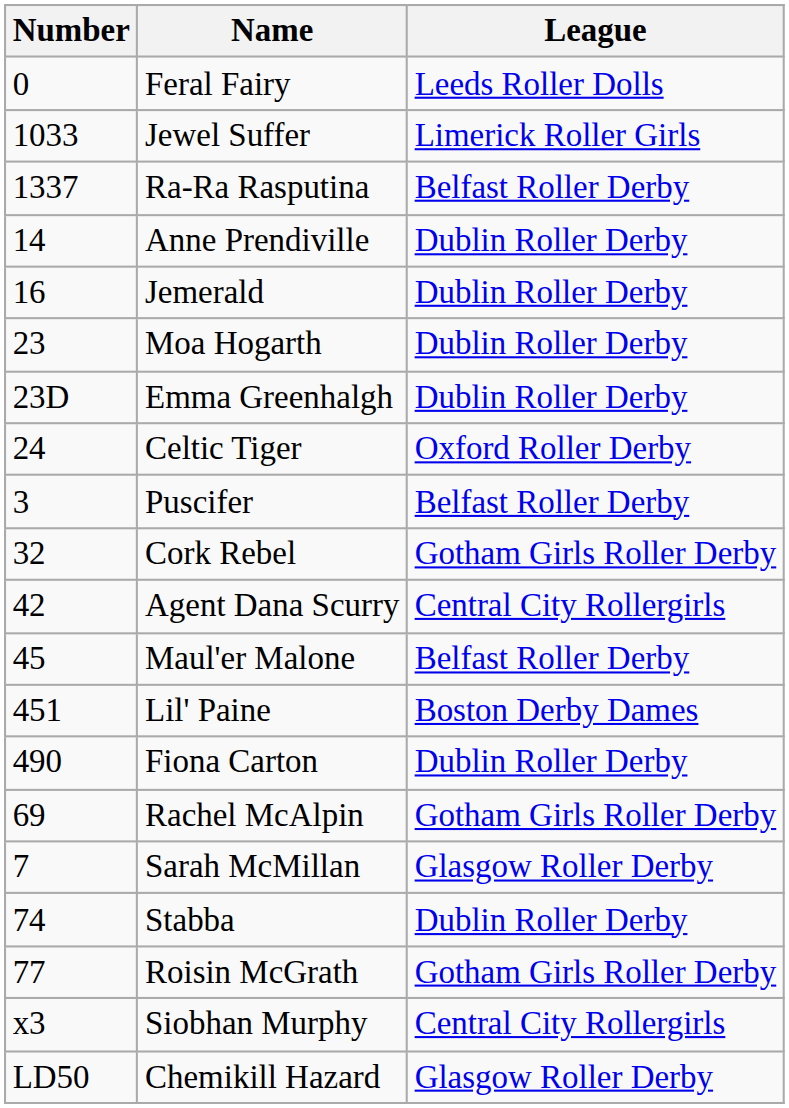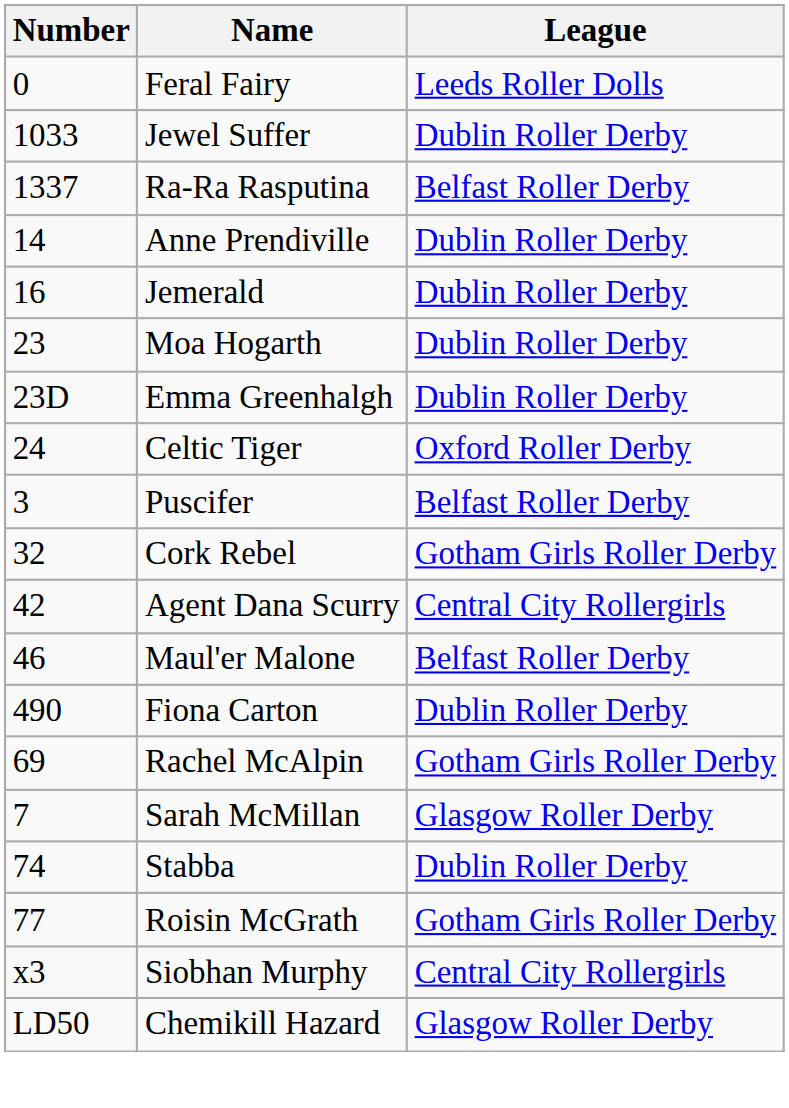(557, 135) Limerick Roller Girls -> (551, 135) Dublin Roller Derby
(29, 657) 45 -> (29, 657) 46
- row: (208, 710)
